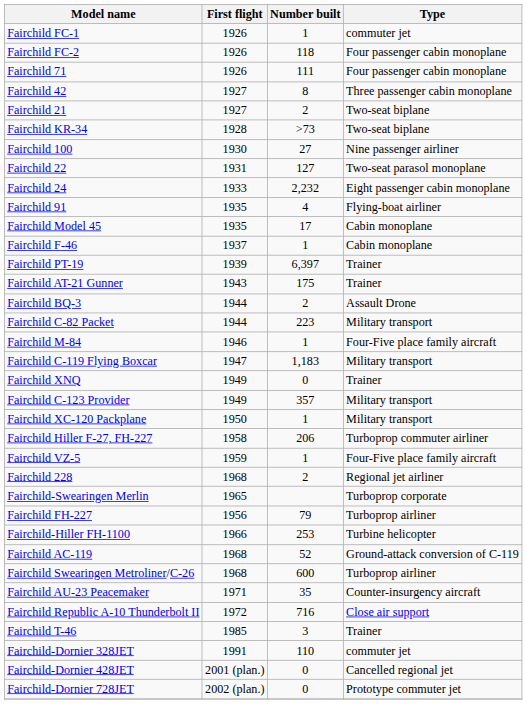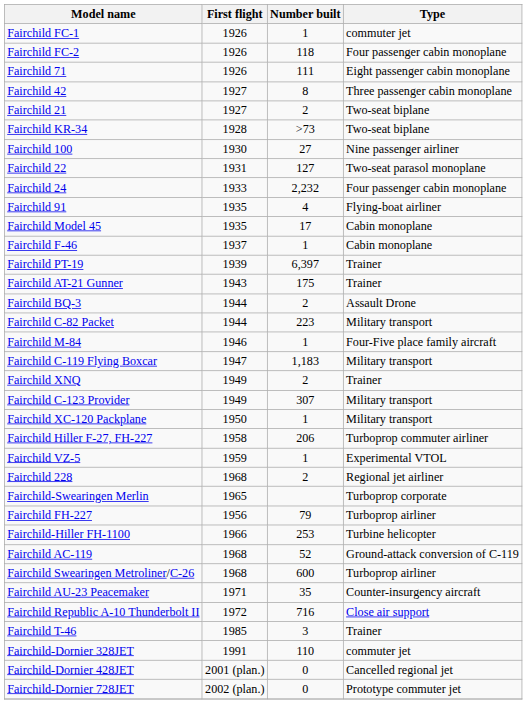(426, 71) Four passenger cabin monoplane -> (428, 71) Eight passenger cabin monoplane
(428, 187) Eight passenger cabin monoplane -> (426, 187) Four passenger cabin monoplane
(305, 380) 0 -> (305, 380) 2
(305, 399) 357 -> (305, 399) 307
(421, 457) Four-Five place family aircraft -> (396, 457) Experimental VTOL
